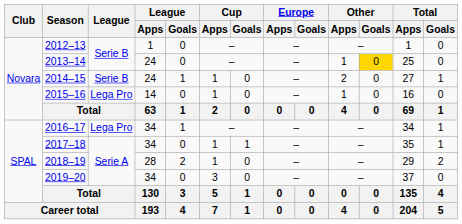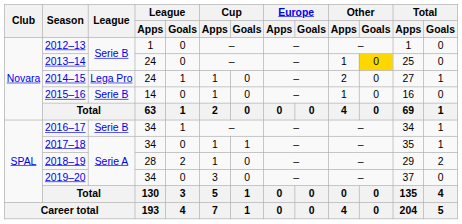(111, 78) Serie B -> (111, 78) Lega Pro
(111, 95) Lega Pro -> (111, 95) Serie B
(111, 128) Lega Pro -> (111, 128) Serie B
